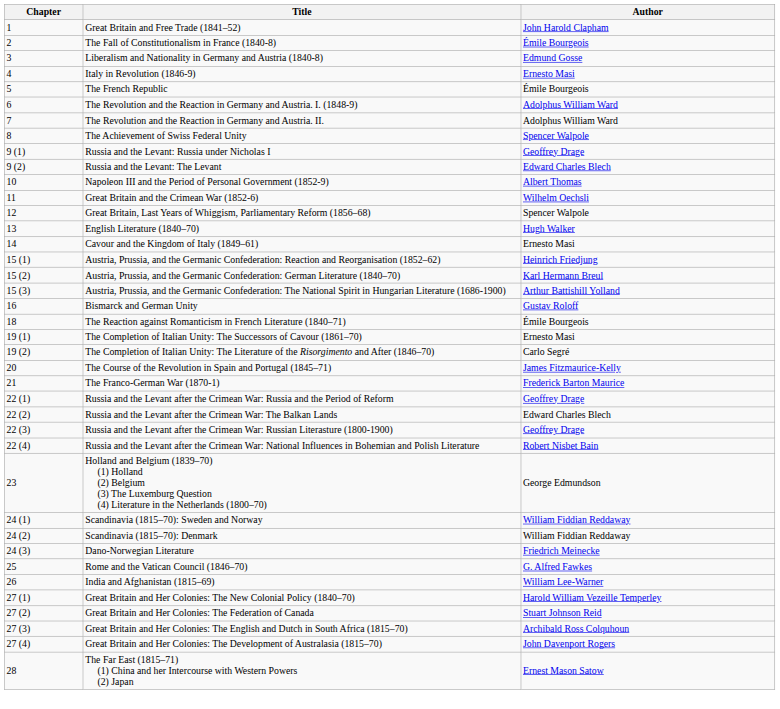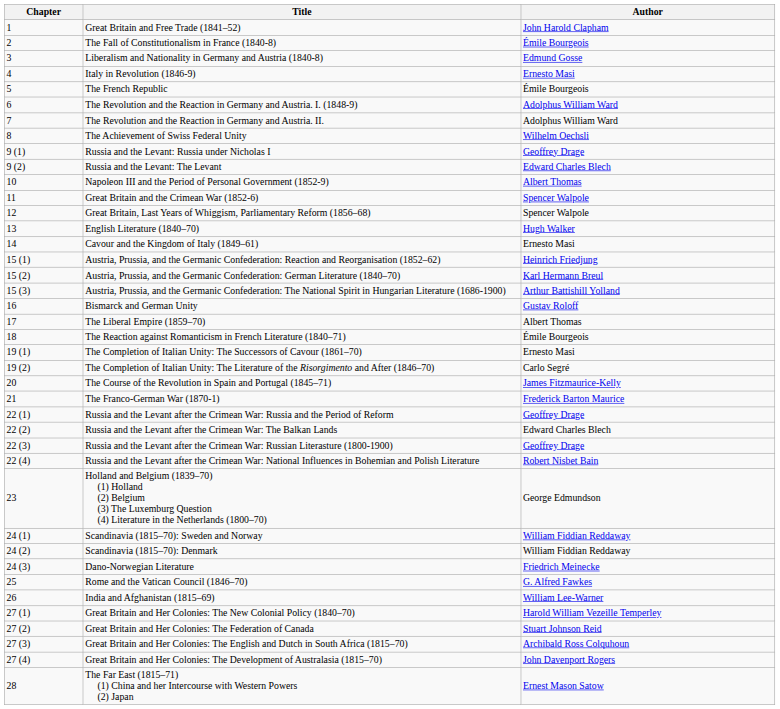(556, 136) Spencer Walpole -> (556, 136) Wilhelm Oechsli
(556, 197) Wilhelm Oechsli -> (556, 197) Spencer Walpole
+ row: (145, 321)
